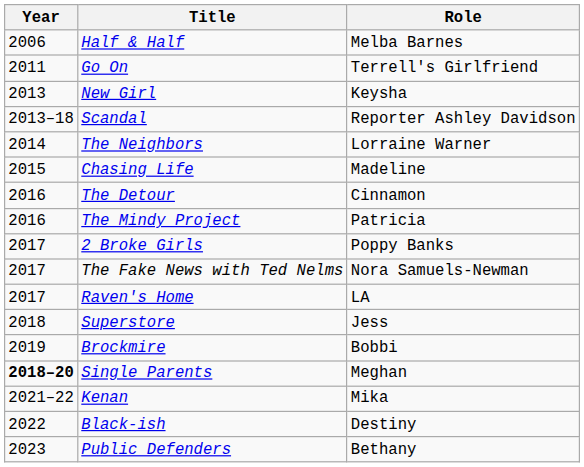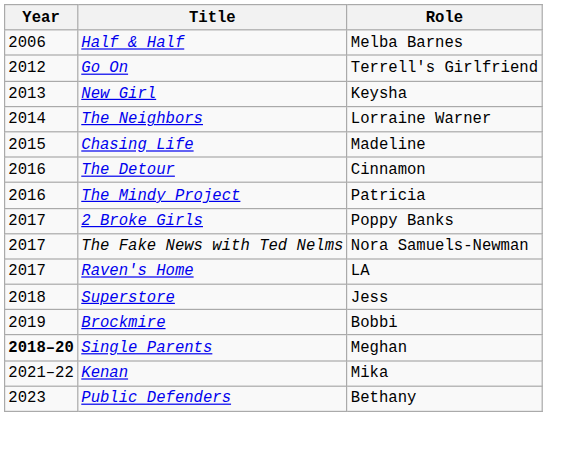(27, 68) 2011 -> (27, 68) 2012
- row: (114, 119)
- row: (123, 424)
